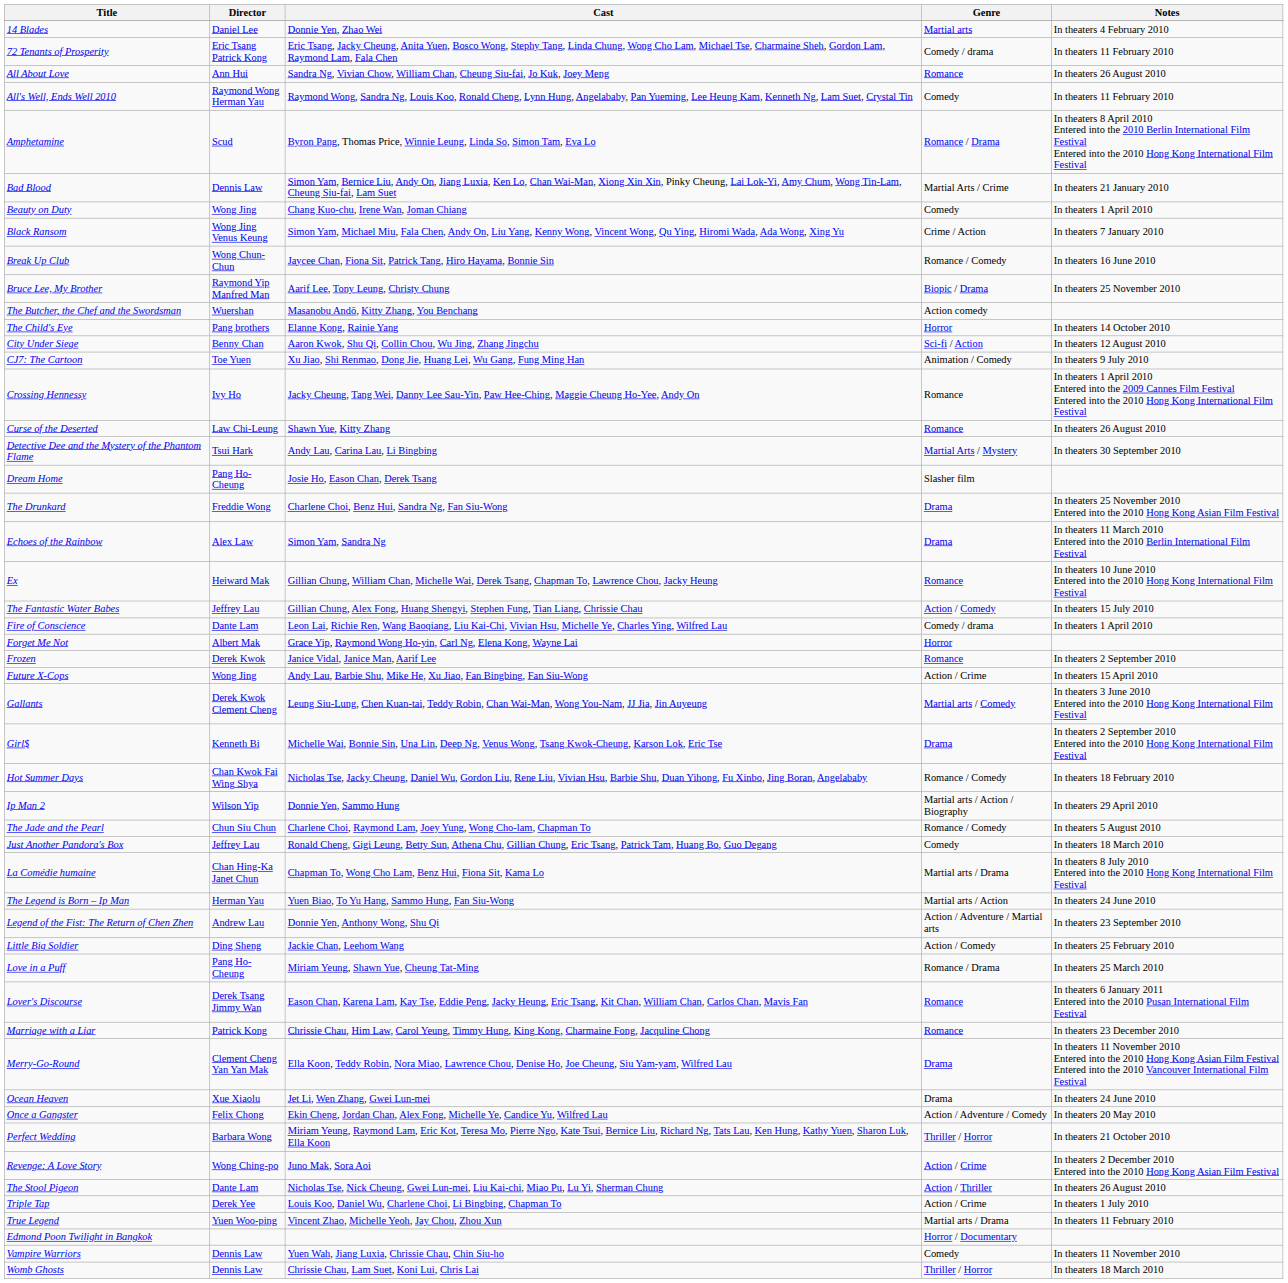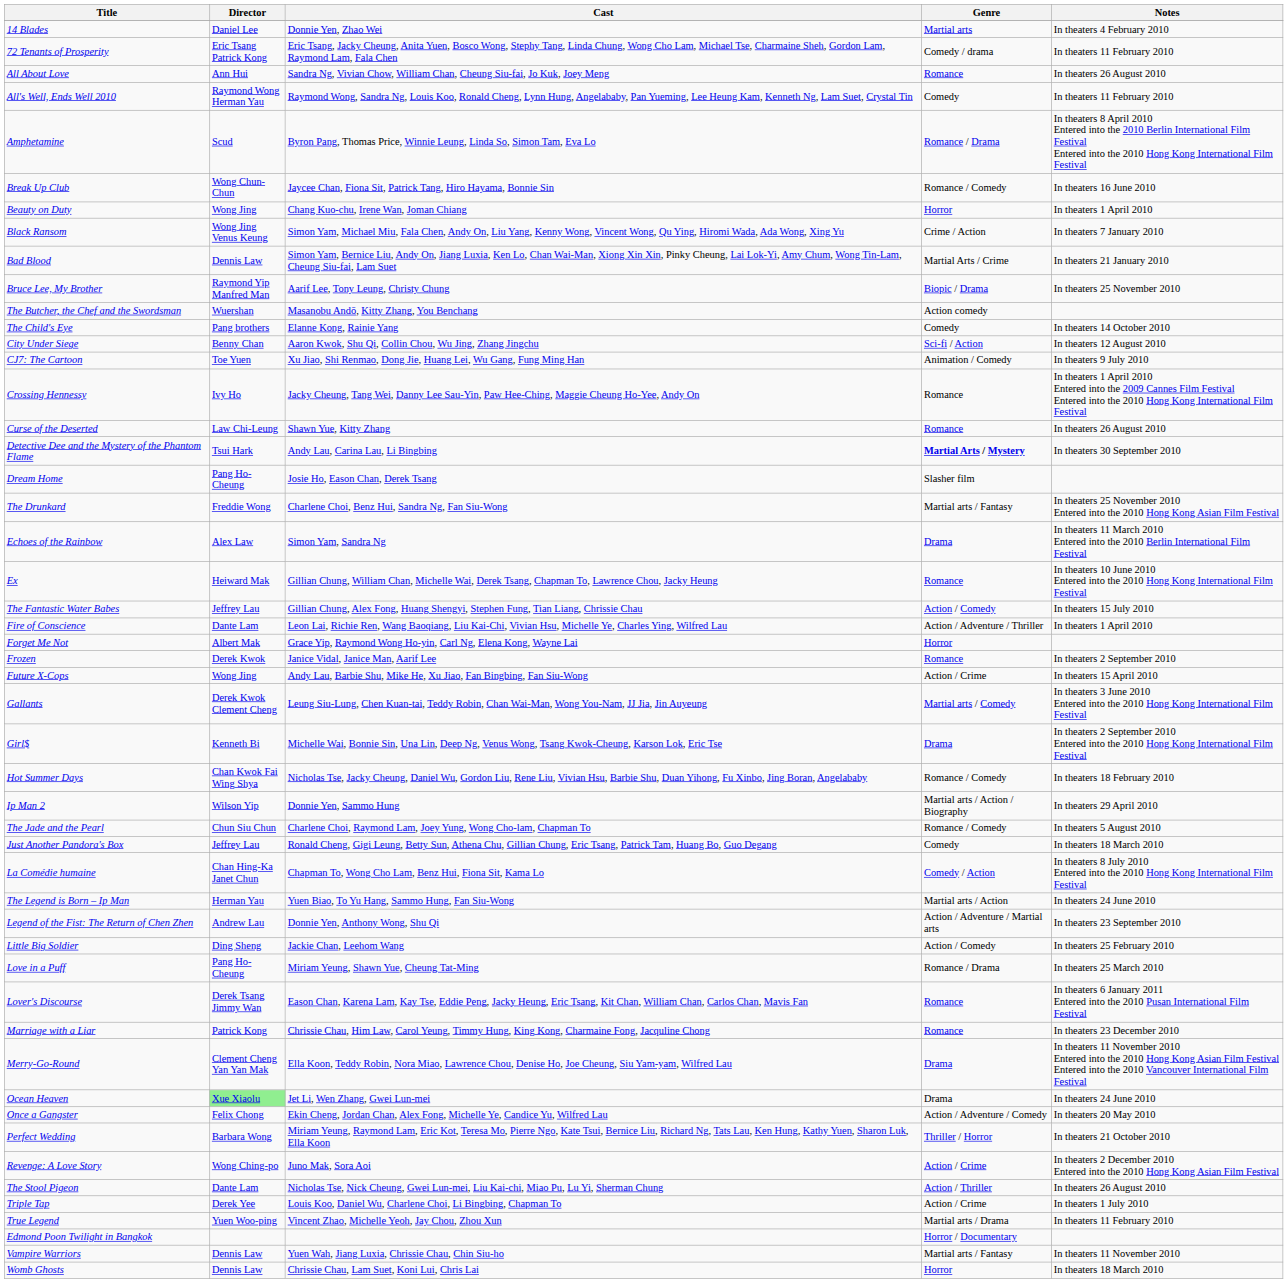rows swapped: (29, 187) <-> (38, 260)
(942, 210) Comedy -> (938, 210) Horror
(938, 327) Horror -> (942, 327) Comedy
(971, 451) normal -> (974, 451) bold
(938, 507) Drama -> (968, 507) Martial arts / Fantasy
(959, 626) Comedy / drama -> (984, 626) Action / Adventure / Thriller
(966, 872) Martial arts / Drama -> (959, 872) Comedy / Action
(236, 1098) no background -> (236, 1098) lightgreen background
(942, 1253) Comedy -> (968, 1253) Martial arts / Fantasy
(958, 1270) Thriller / Horror -> (938, 1270) Horror
